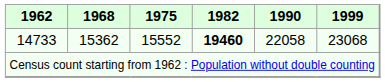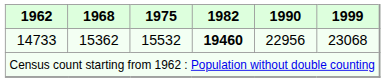(161, 40) 15552 -> (161, 40) 15532
(285, 40) 22058 -> (285, 40) 22956
